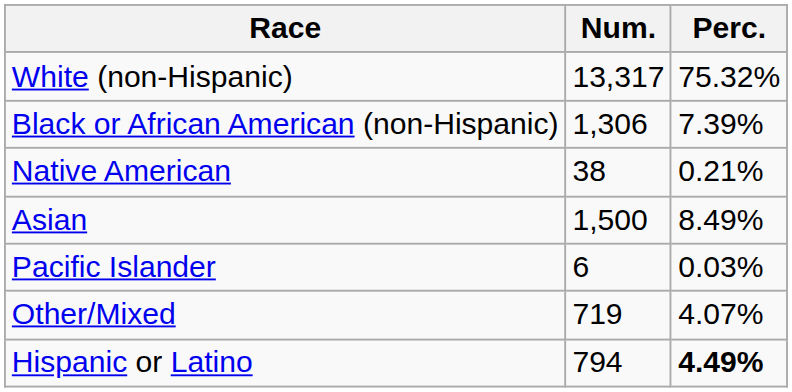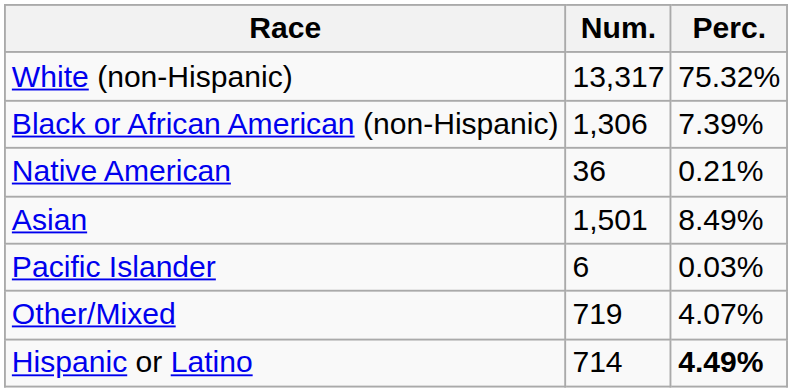(589, 171) 38 -> (589, 171) 36
(610, 219) 1,500 -> (610, 219) 1,501
(598, 362) 794 -> (598, 362) 714
